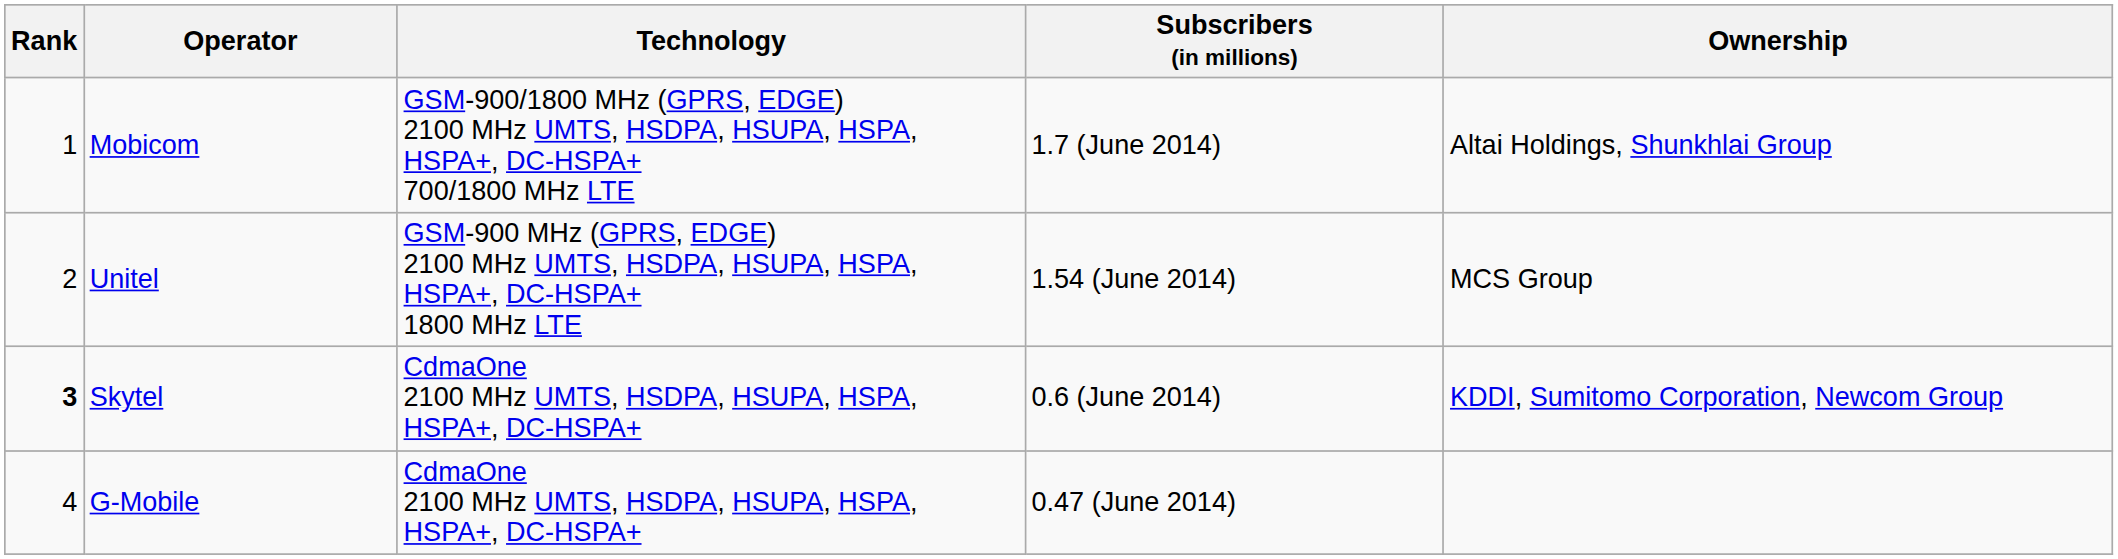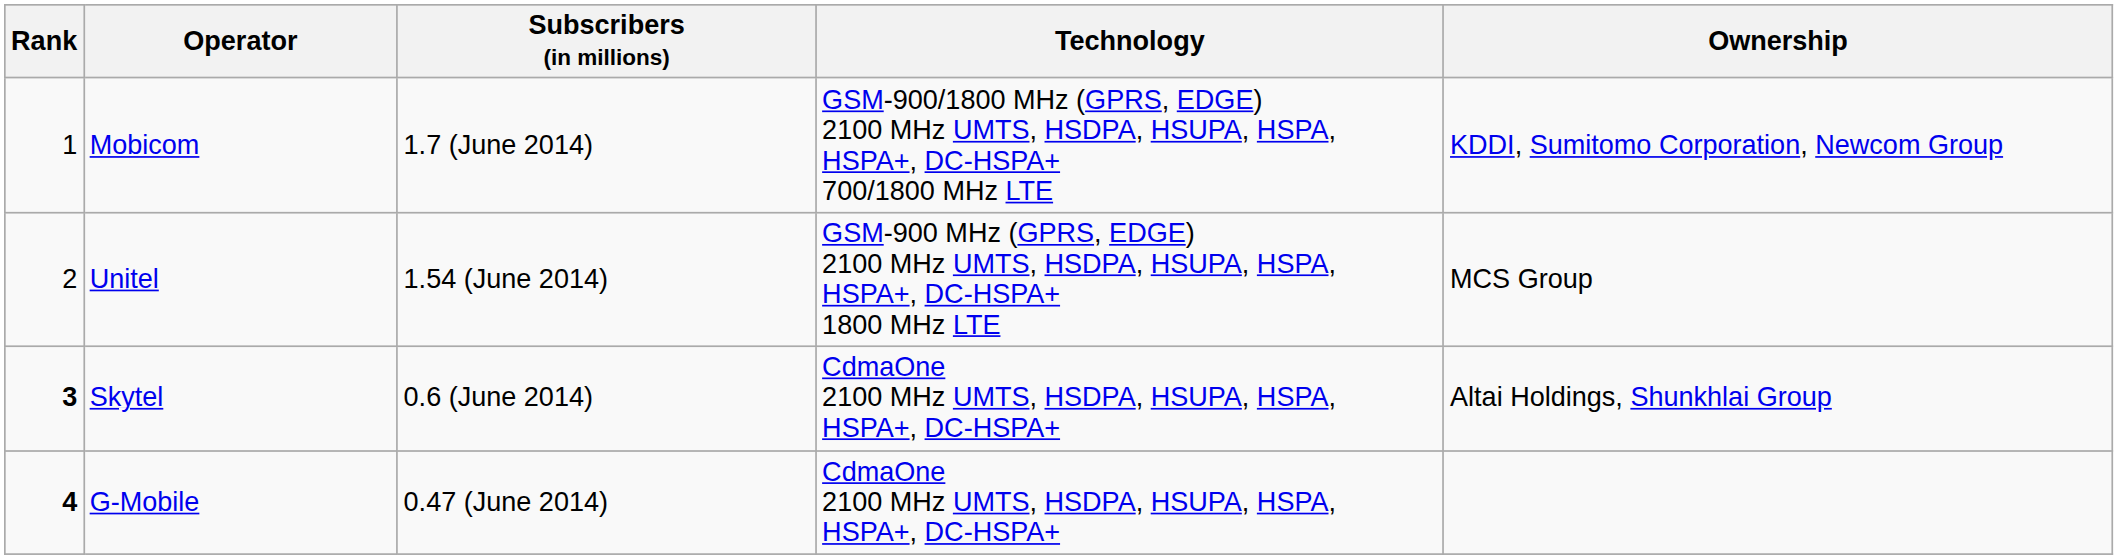columns swapped: (711, 41) <-> (1235, 41)
(1641, 144) Altai Holdings, Shunkhlai Group -> (1727, 144) KDDI, Sumitomo Corporation, Newcom Group
(1727, 397) KDDI, Sumitomo Corporation, Newcom Group -> (1641, 397) Altai Holdings, Shunkhlai Group
(70, 501) normal -> (70, 501) bold
